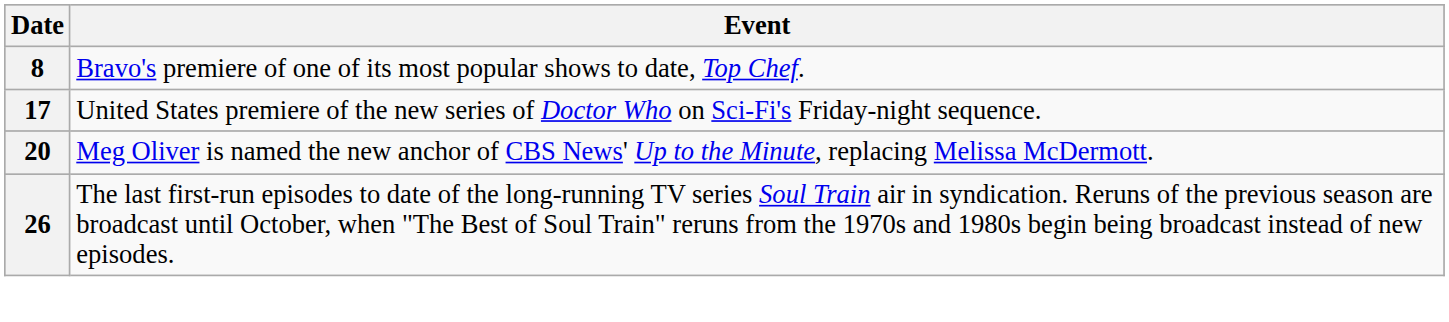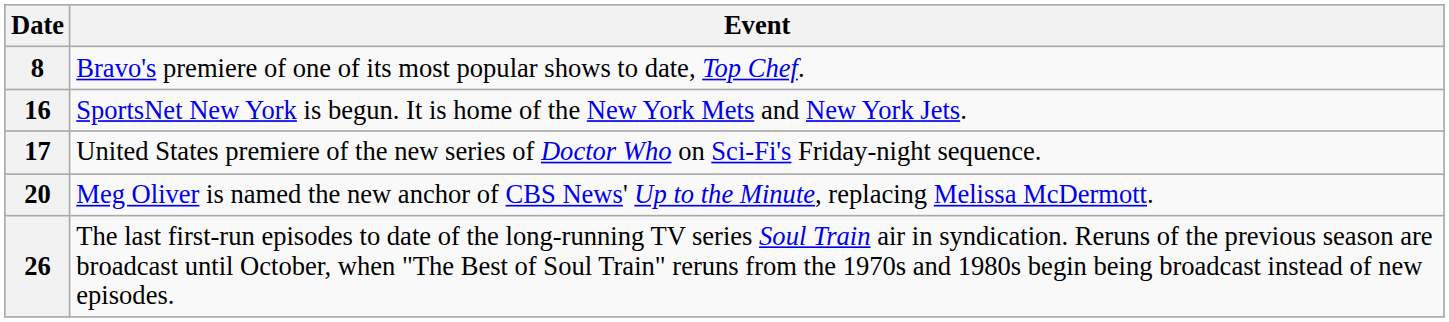+ row: (37, 109)
